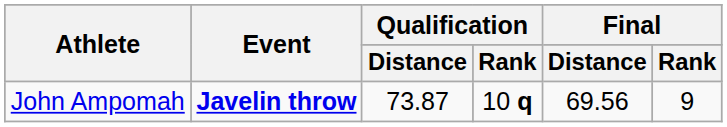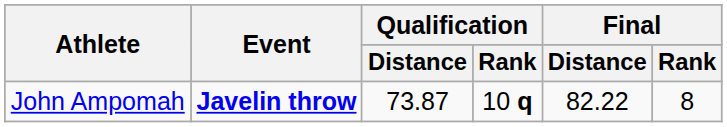(597, 102) 69.56 -> (597, 102) 82.22
(687, 102) 9 -> (687, 102) 8
